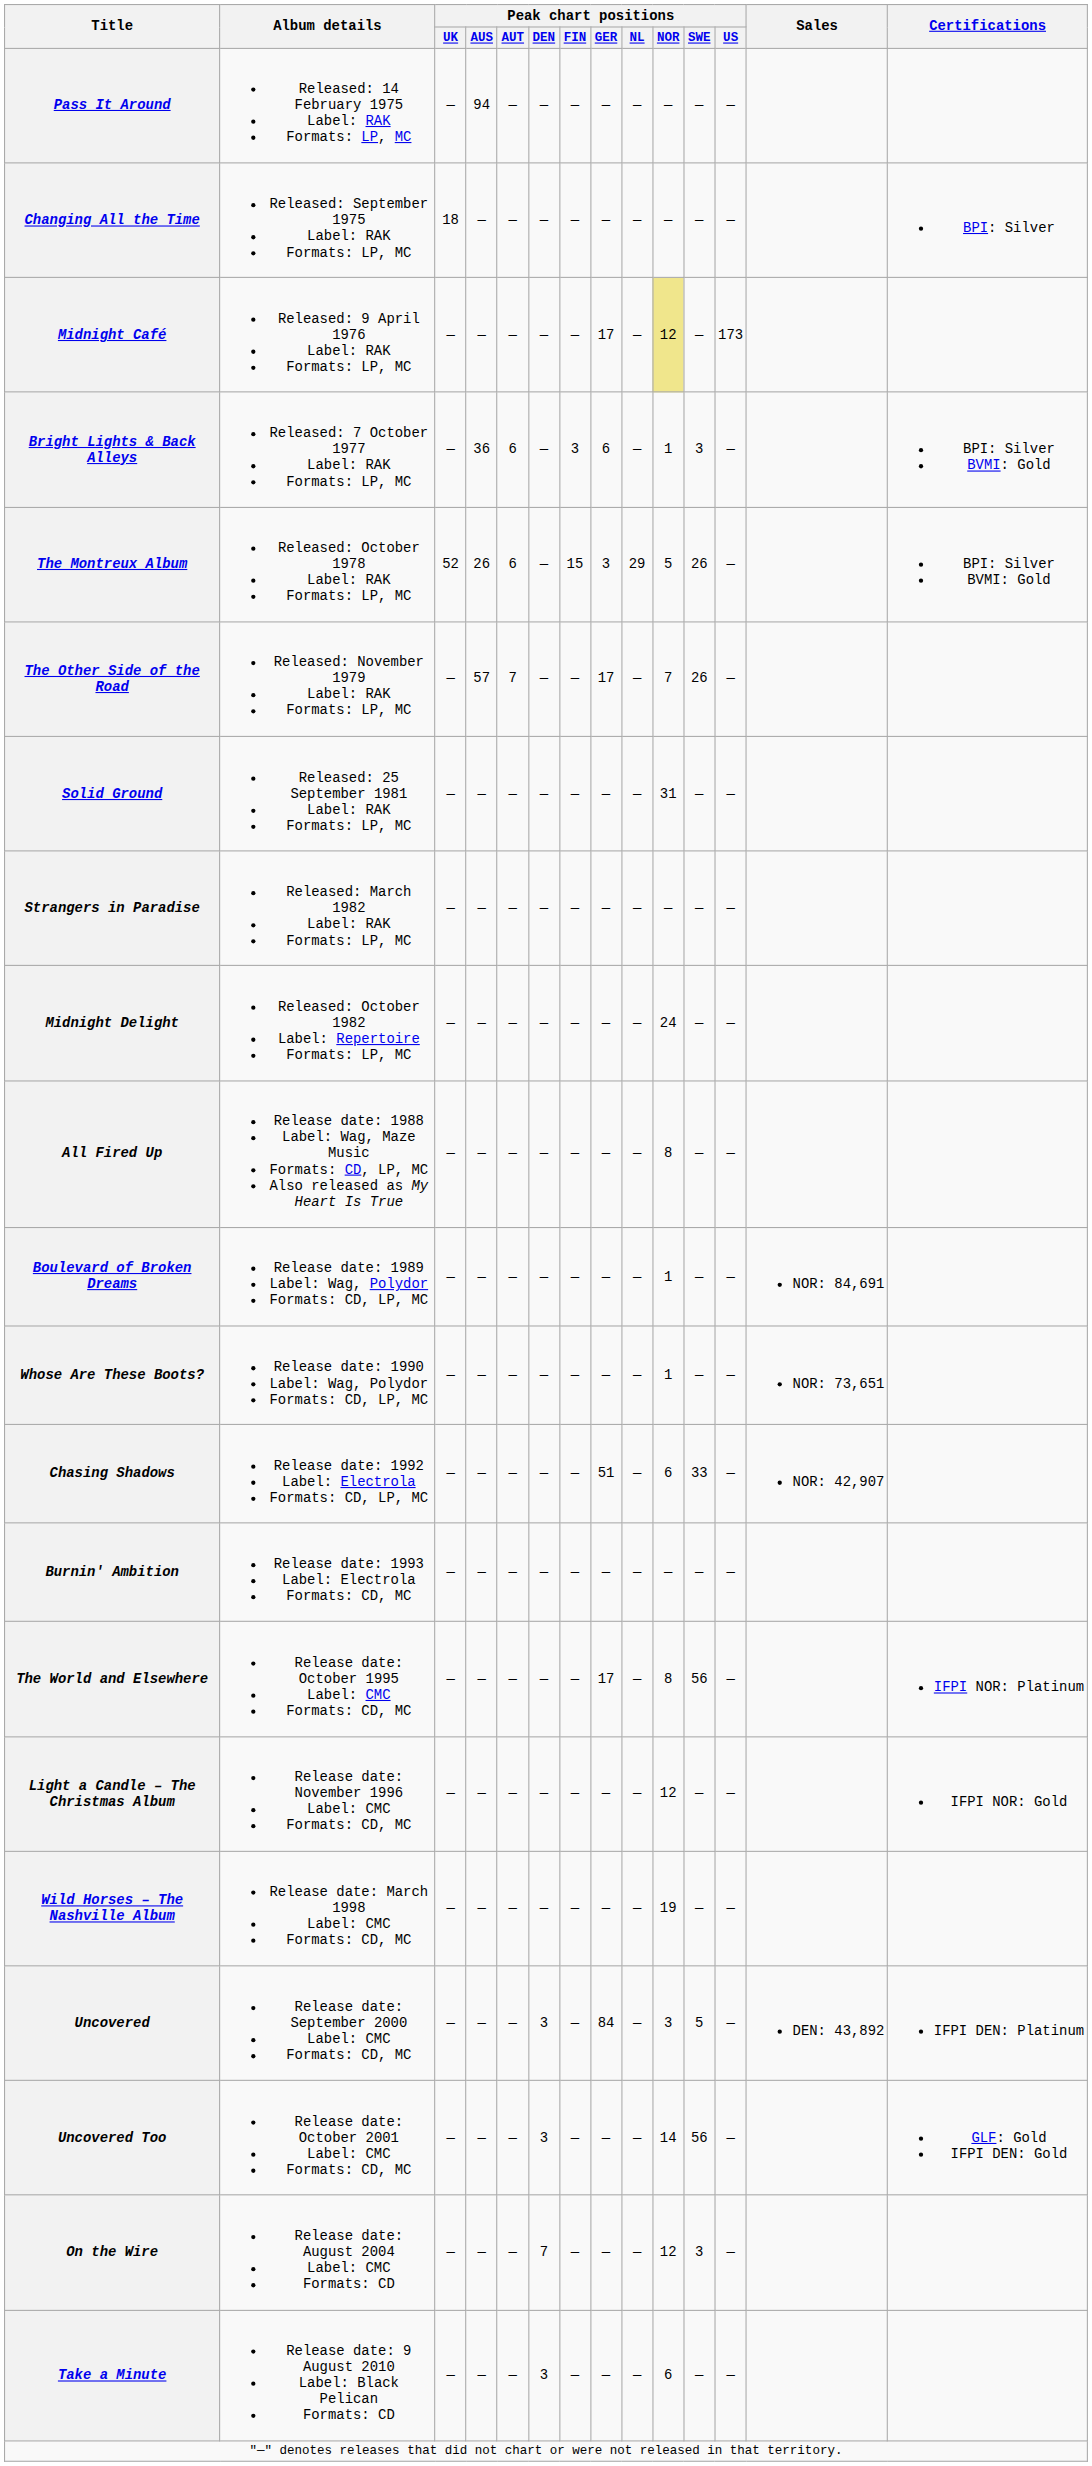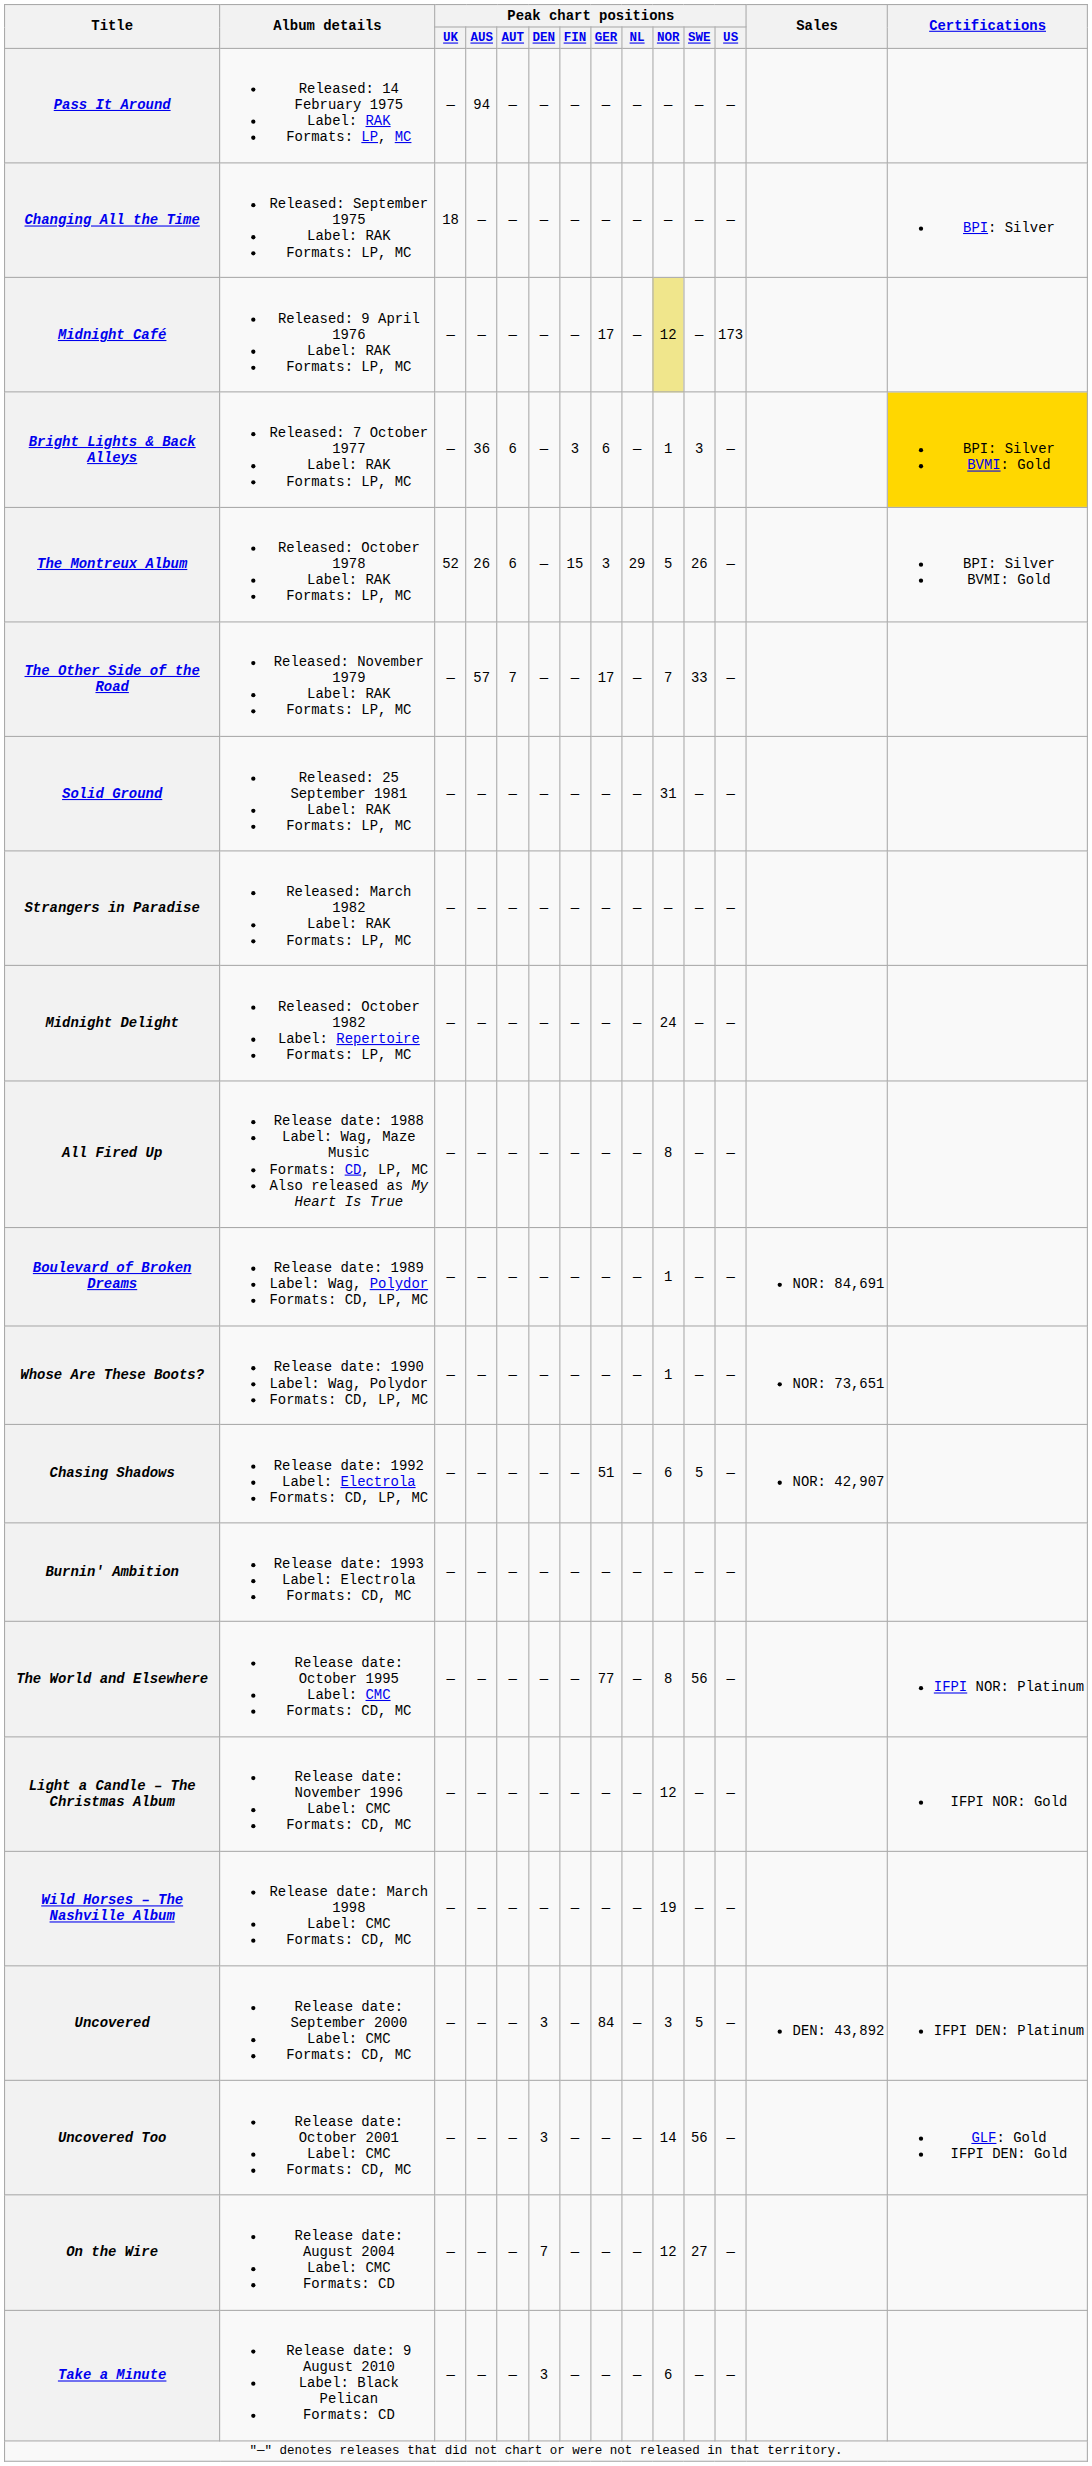(988, 458) no background -> (988, 458) gold background
(699, 679) 26 -> (699, 679) 33
(699, 1474) 33 -> (699, 1474) 5
(606, 1679) 17 -> (606, 1679) 77
(699, 2253) 3 -> (699, 2253) 27
